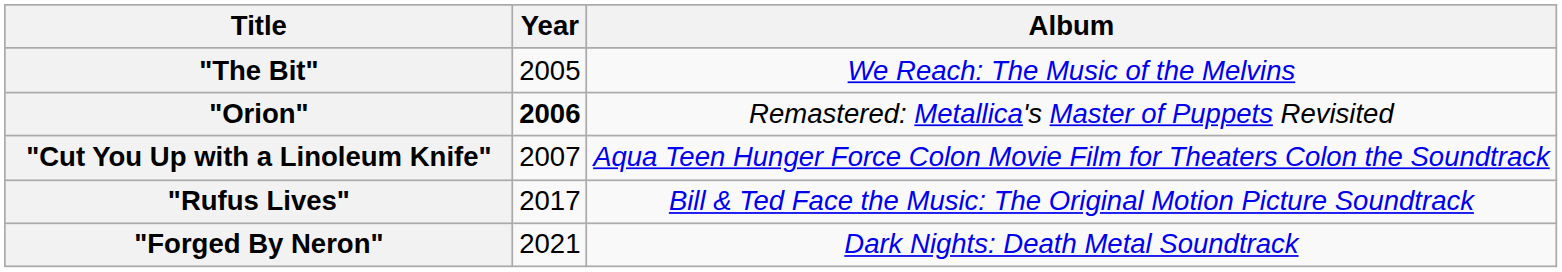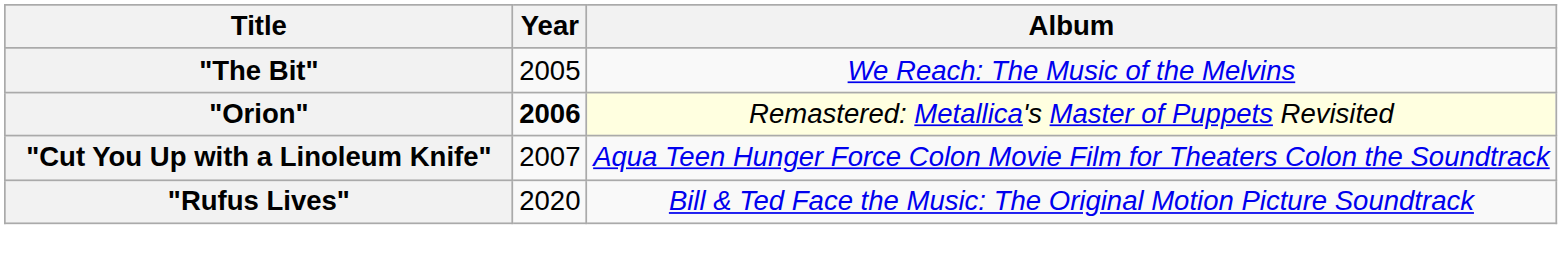(1071, 113) no background -> (1071, 113) lightyellow background
(550, 200) 2017 -> (550, 200) 2020
- row: (259, 244)
